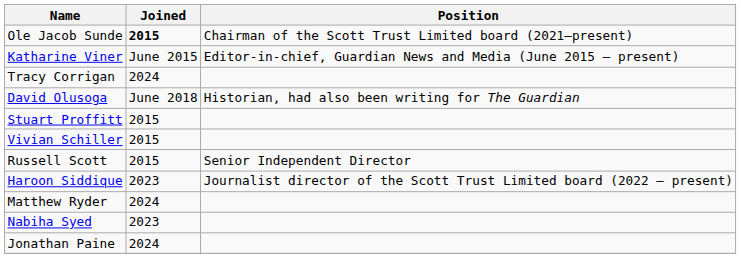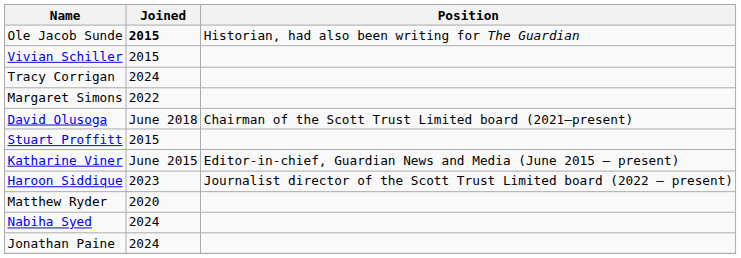(419, 36) Chairman of the Scott Trust Limited board (2021–present) -> (392, 36) Historian, had also been writing for The Guardian
rows swapped: (65, 56) <-> (65, 139)
+ row: (65, 98)
(392, 98) Historian, had also been writing for The Guardian -> (419, 119) Chairman of the Scott Trust Limited board (2021–present)
- row: (57, 160)
(144, 202) 2024 -> (144, 202) 2020
(144, 223) 2023 -> (144, 223) 2024
